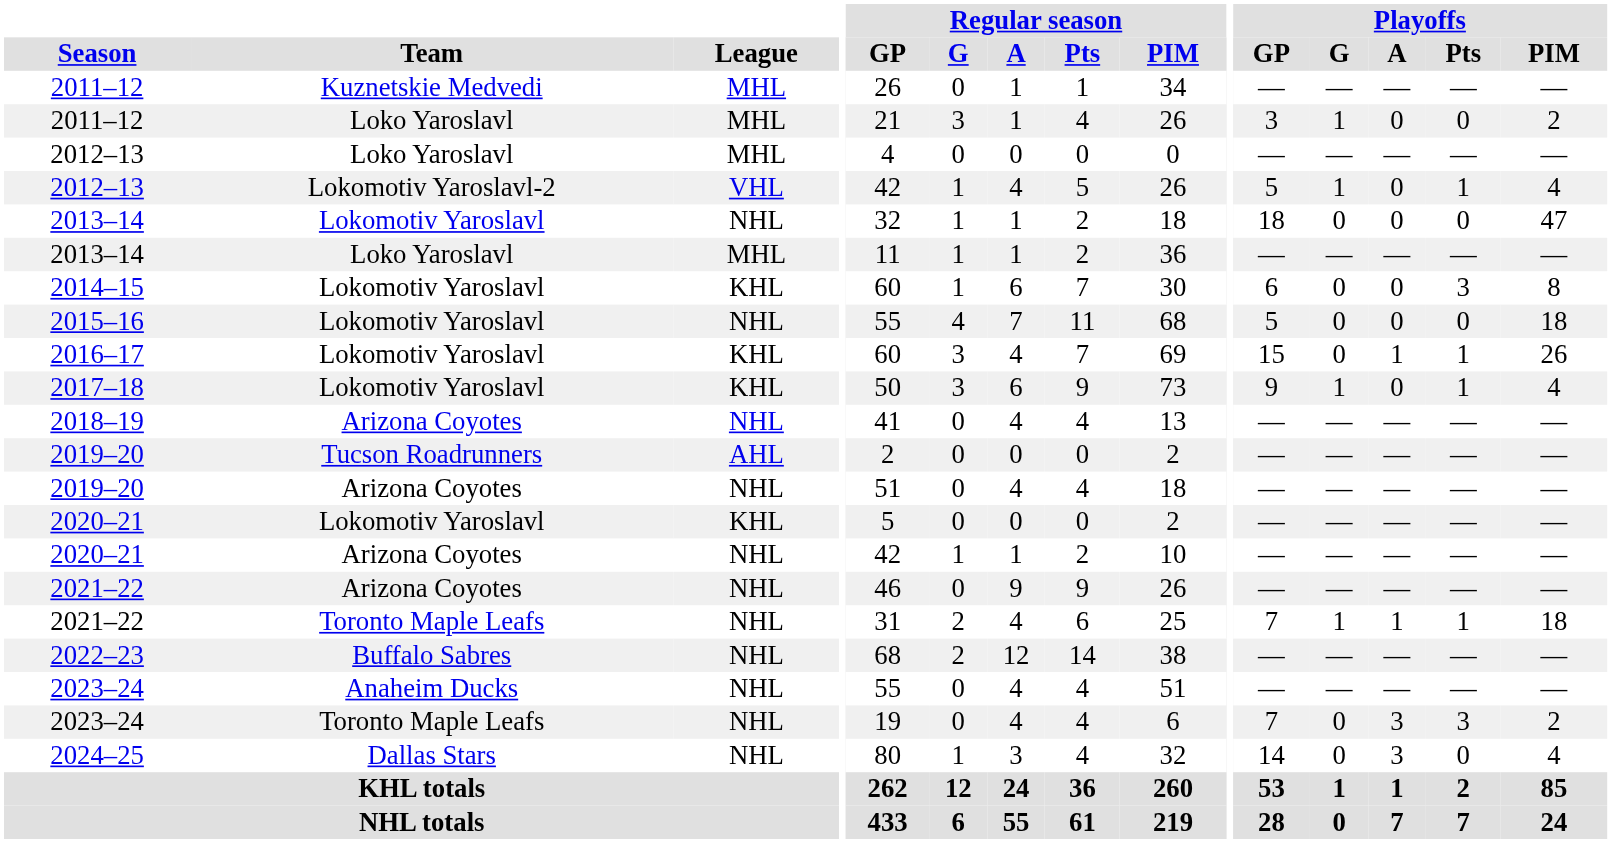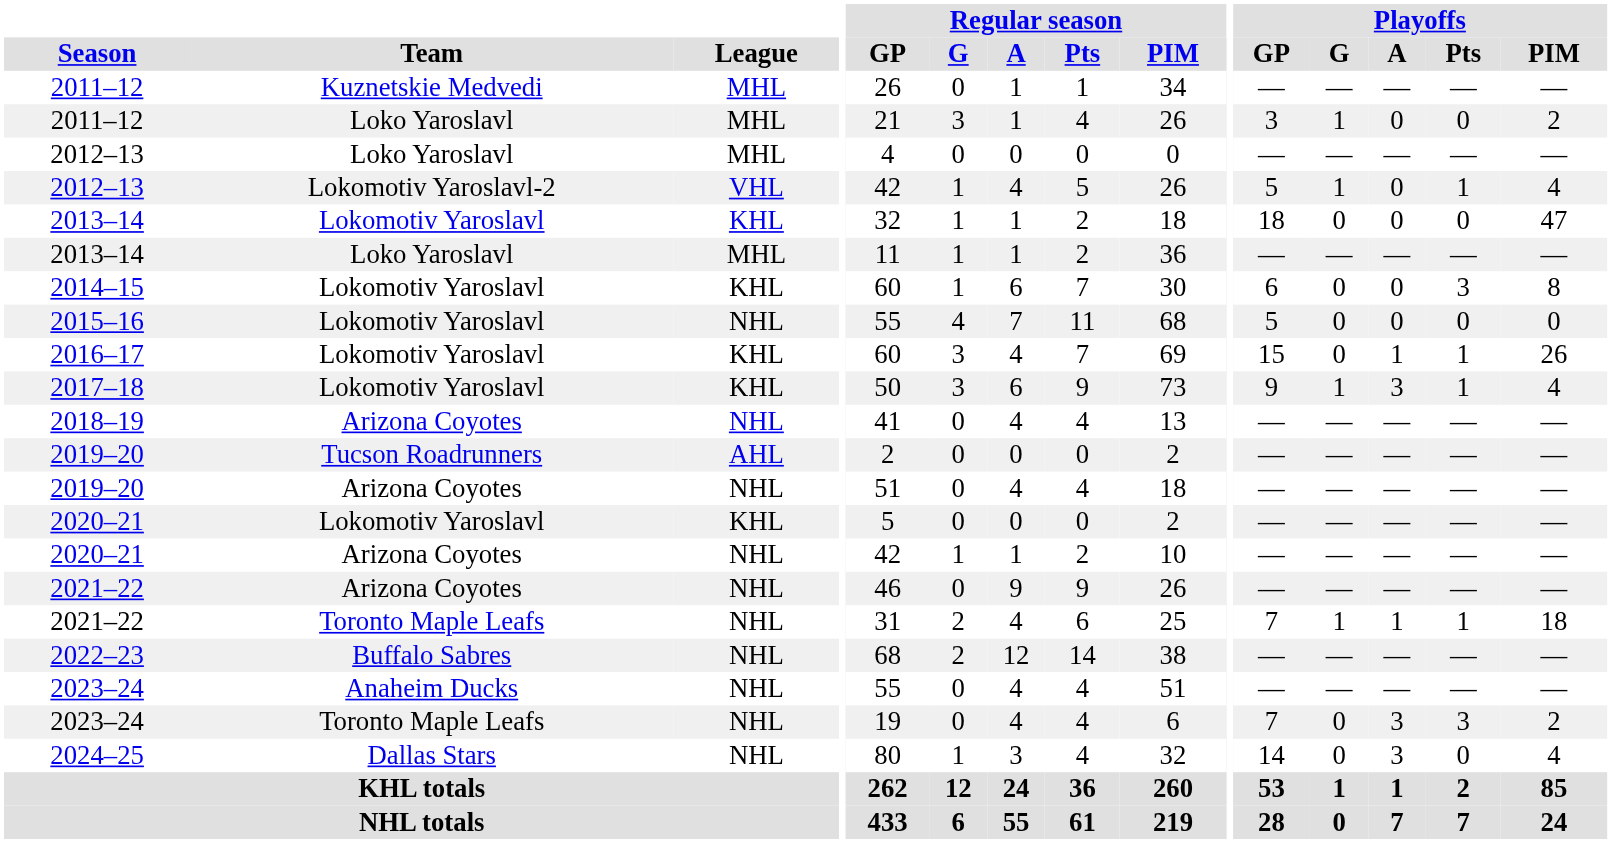(756, 220) NHL -> (756, 220) KHL
(1554, 320) 18 -> (1554, 320) 0
(1397, 387) 0 -> (1397, 387) 3
